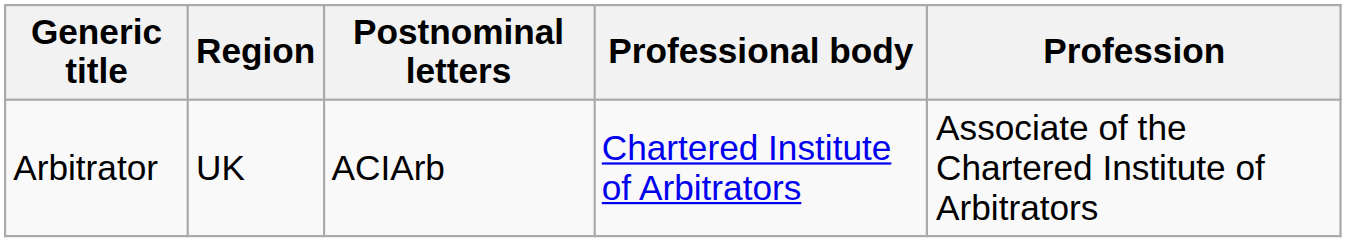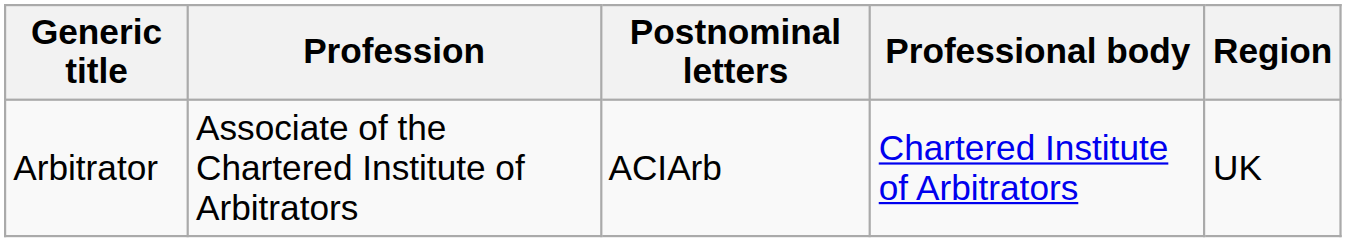columns swapped: (1134, 52) <-> (256, 52)
